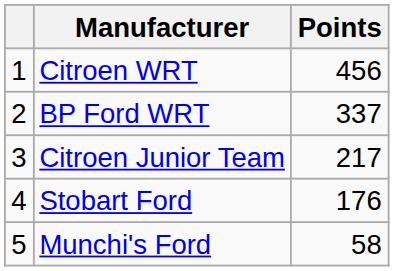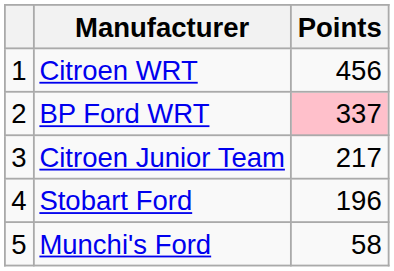(359, 114) no background -> (359, 114) pink background
(359, 201) 176 -> (359, 201) 196
